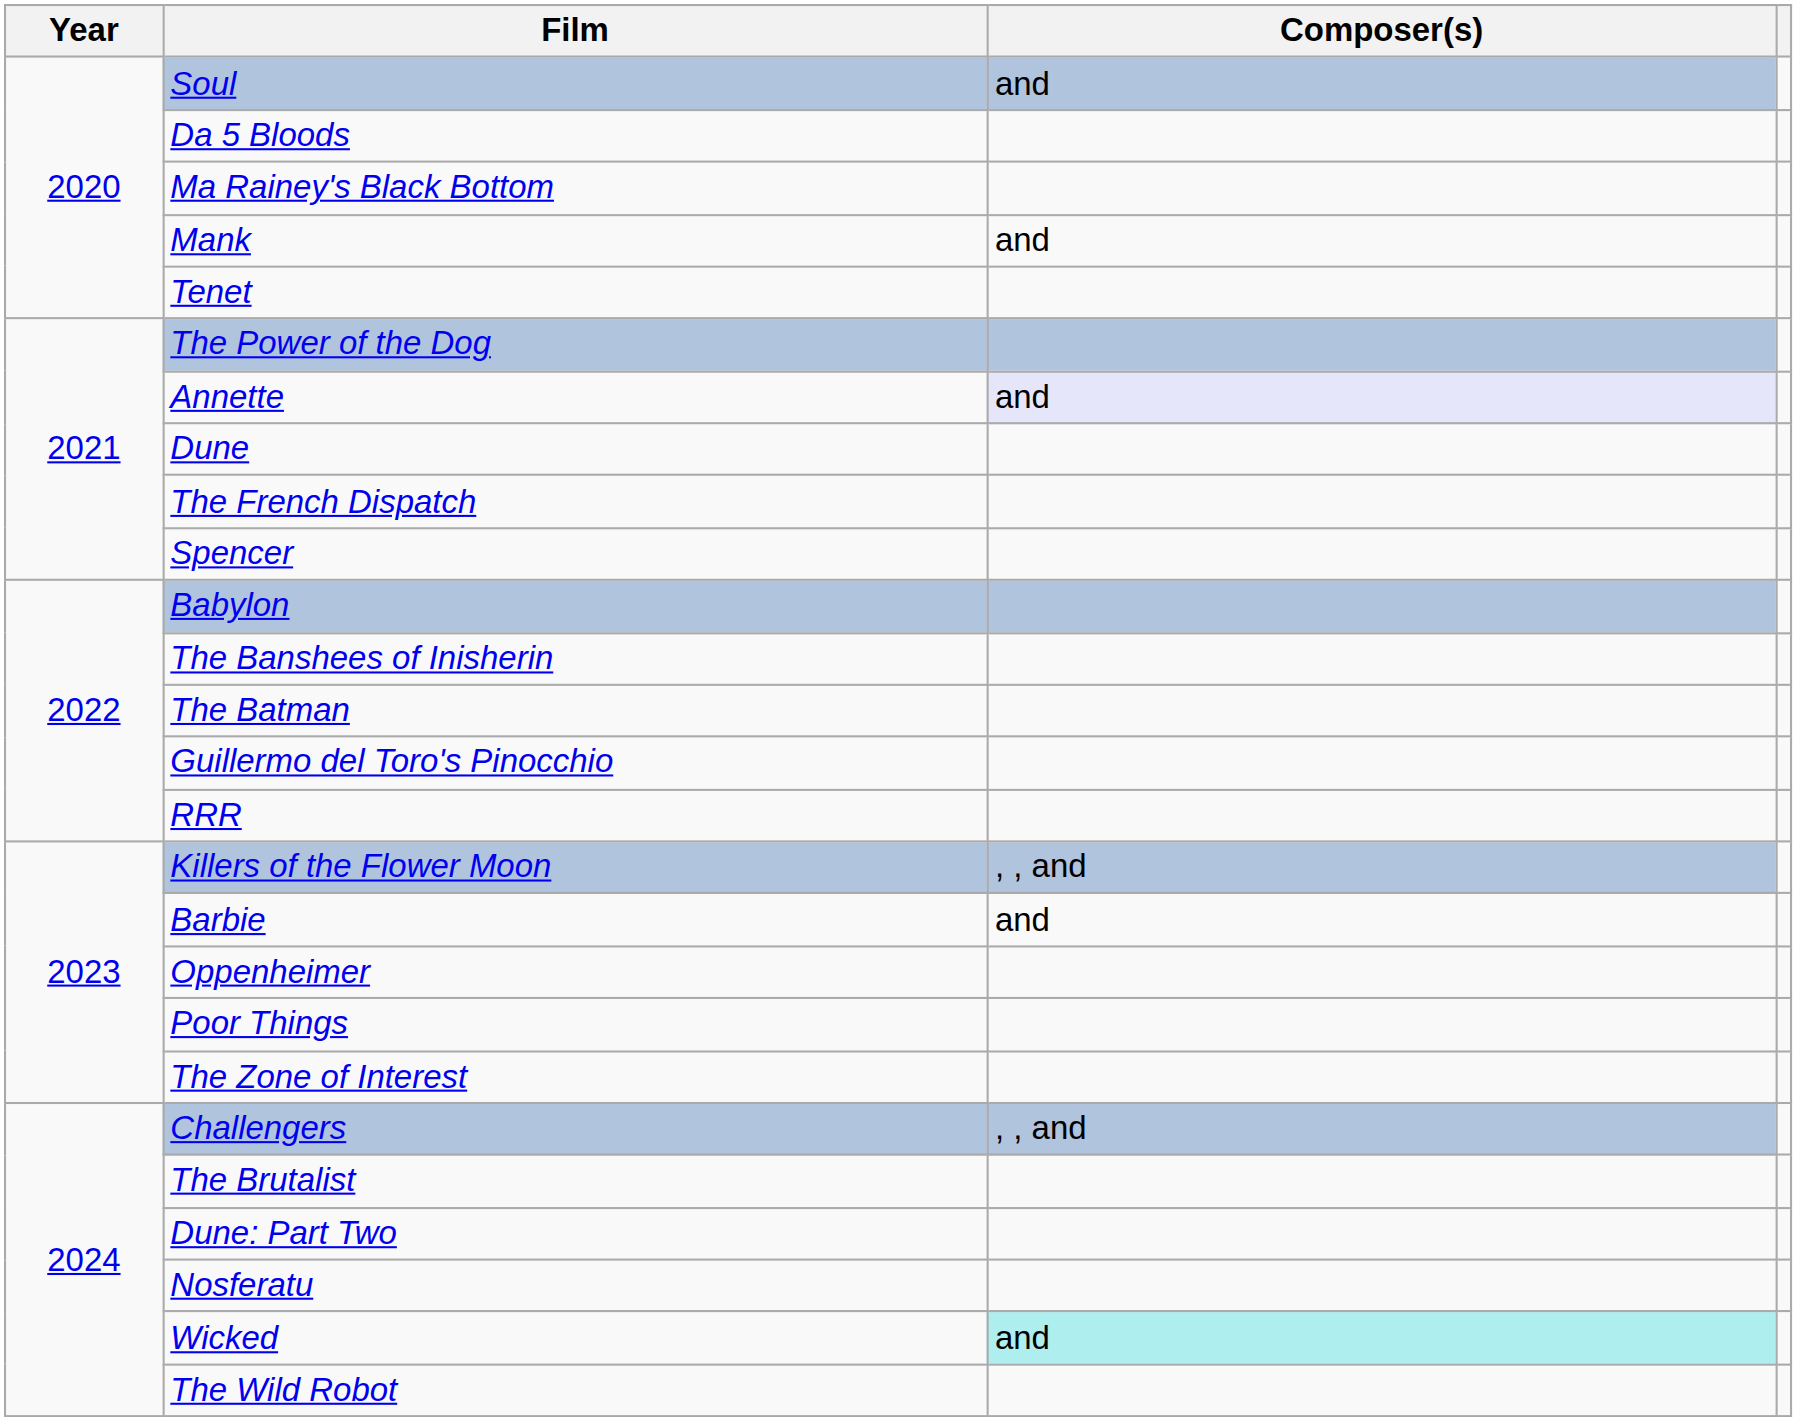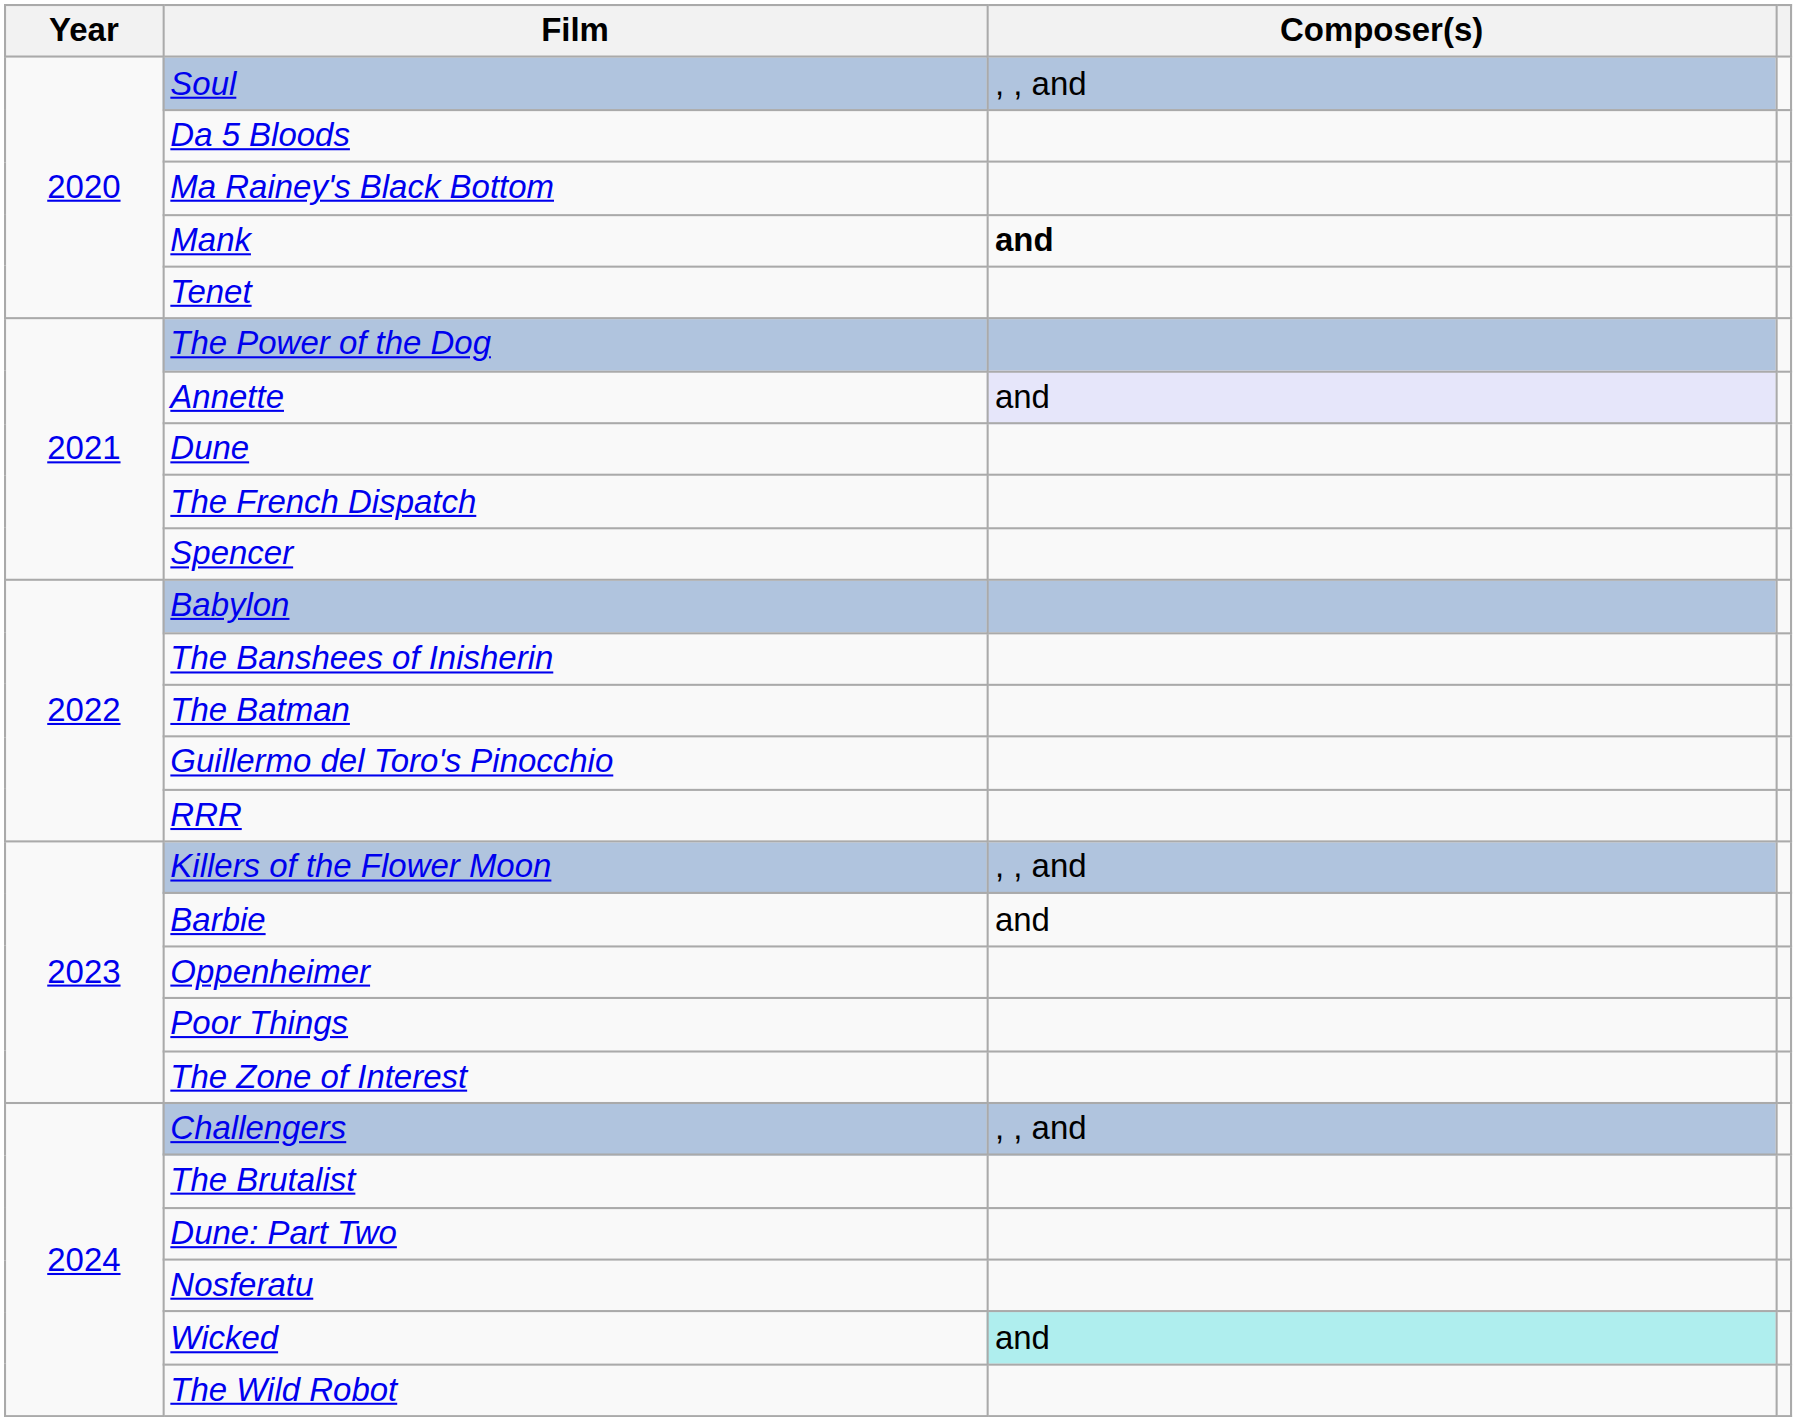(1022, 82) and -> (1041, 82) , , and
(1022, 239) normal -> (1024, 239) bold
